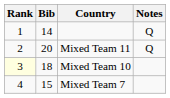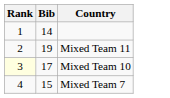- column: (149, 13)
(47, 48) 20 -> (47, 48) 19
(47, 66) 18 -> (47, 66) 17
